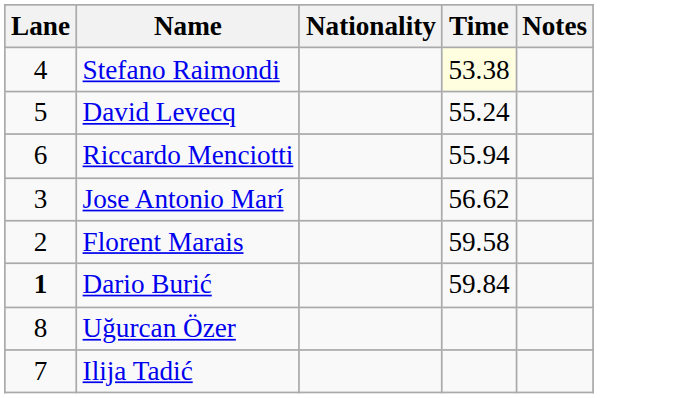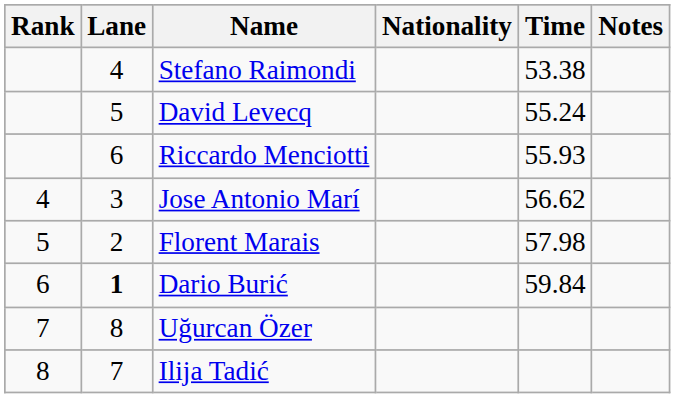+ column: (43, 26)
(479, 69) lightyellow background -> (555, 69) no background
(479, 155) 55.94 -> (555, 155) 55.93
(479, 241) 59.58 -> (555, 241) 57.98
